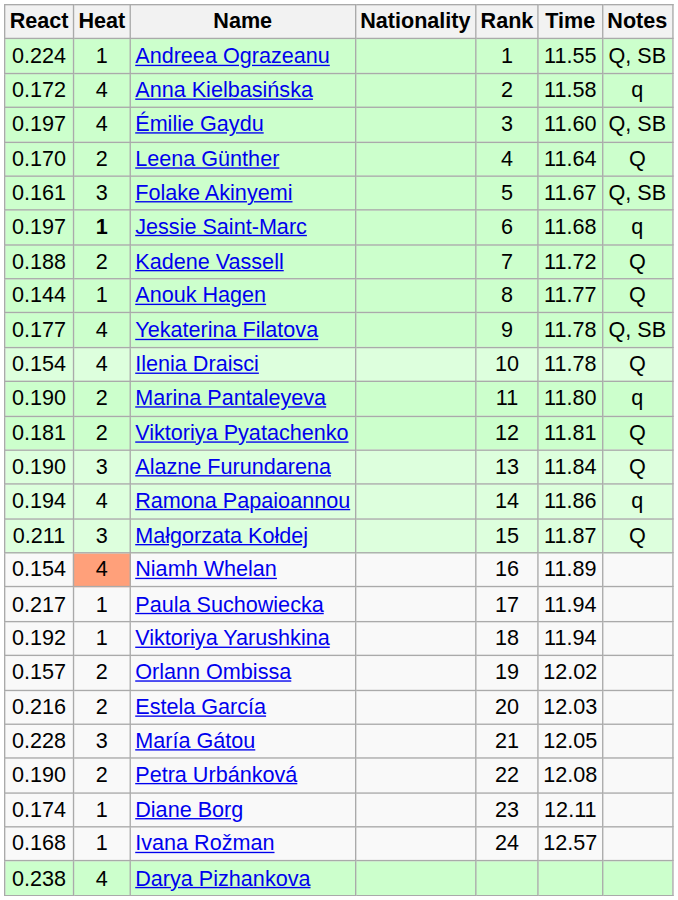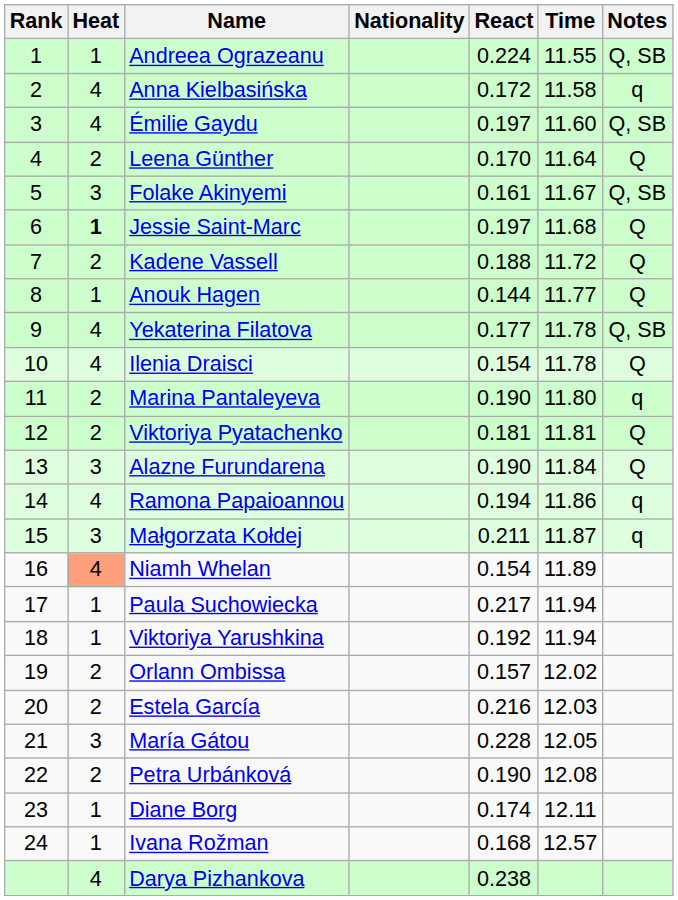columns swapped: (507, 21) <-> (39, 21)
(637, 227) q -> (637, 227) Q
(637, 535) Q -> (637, 535) q
